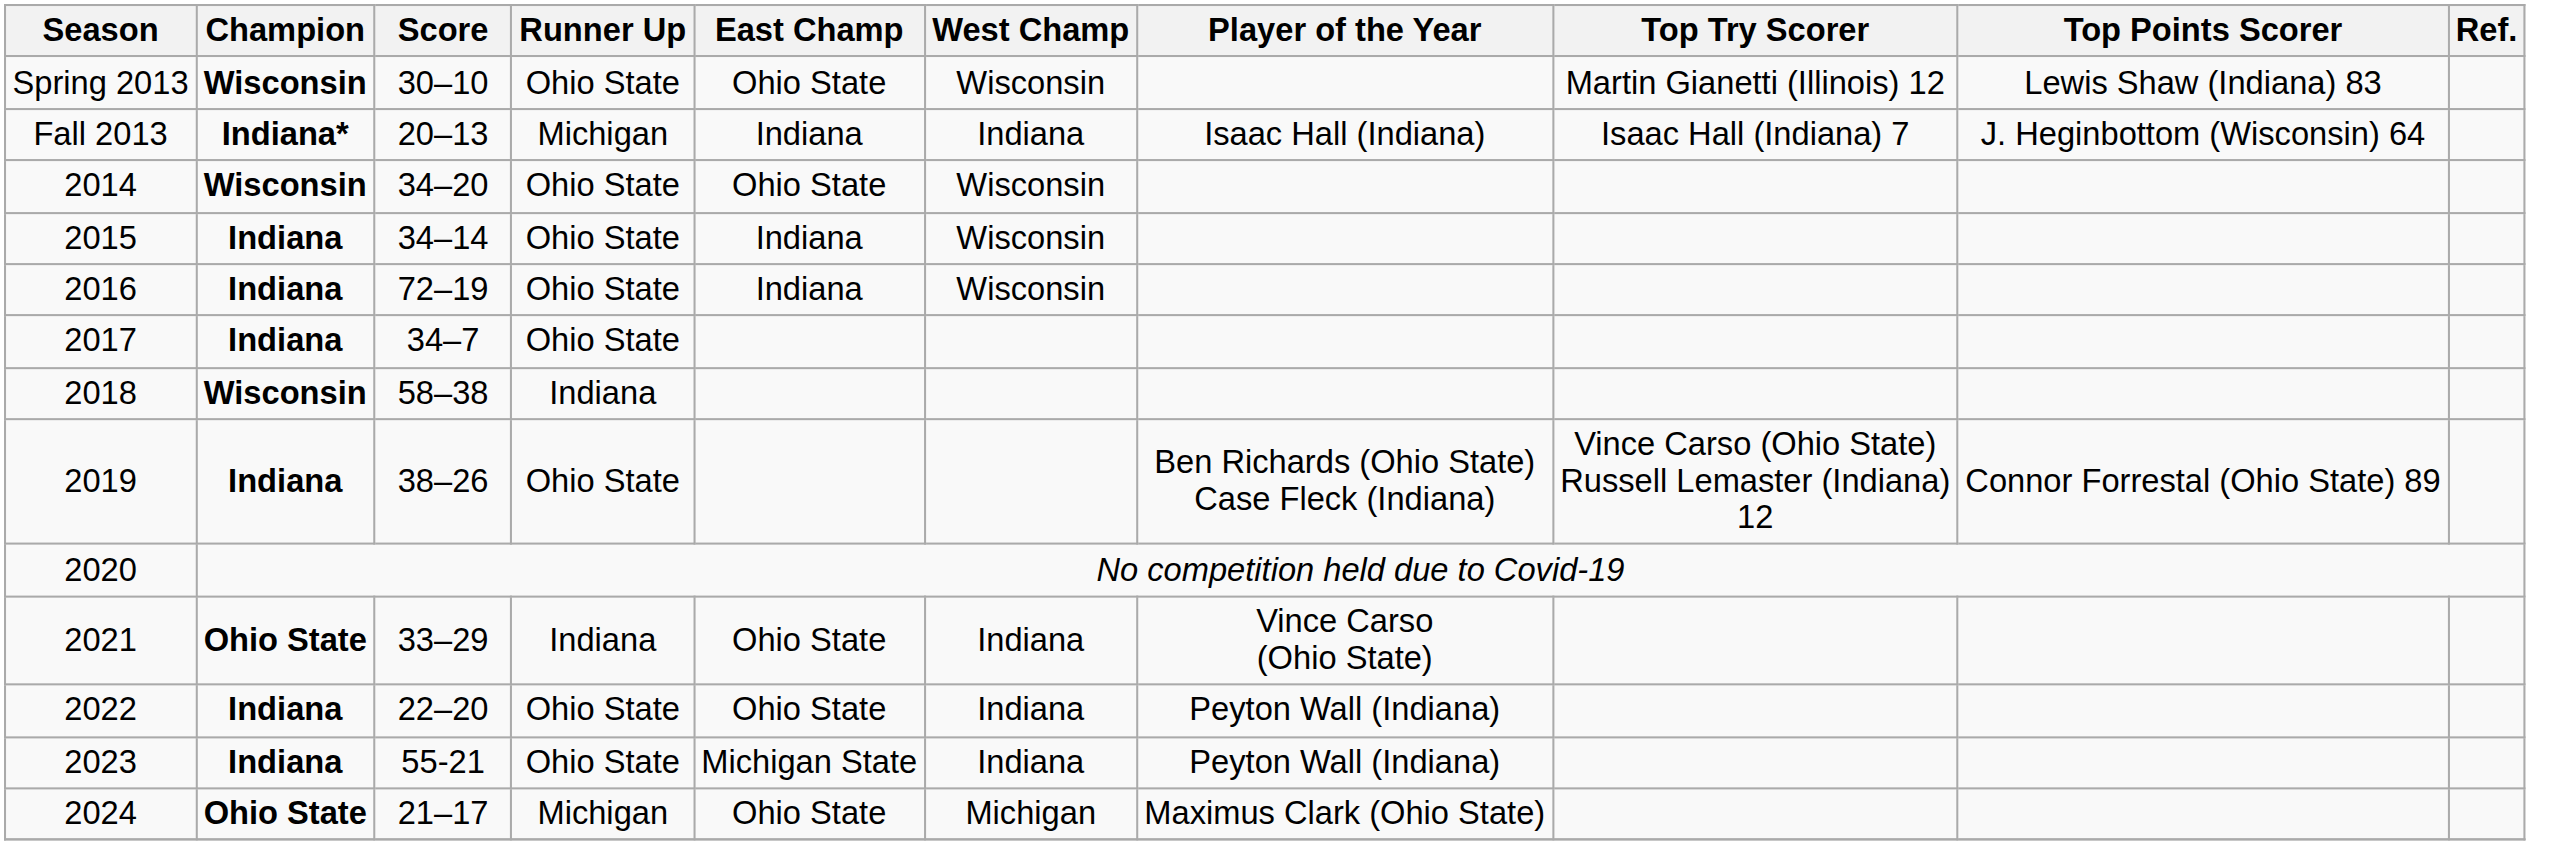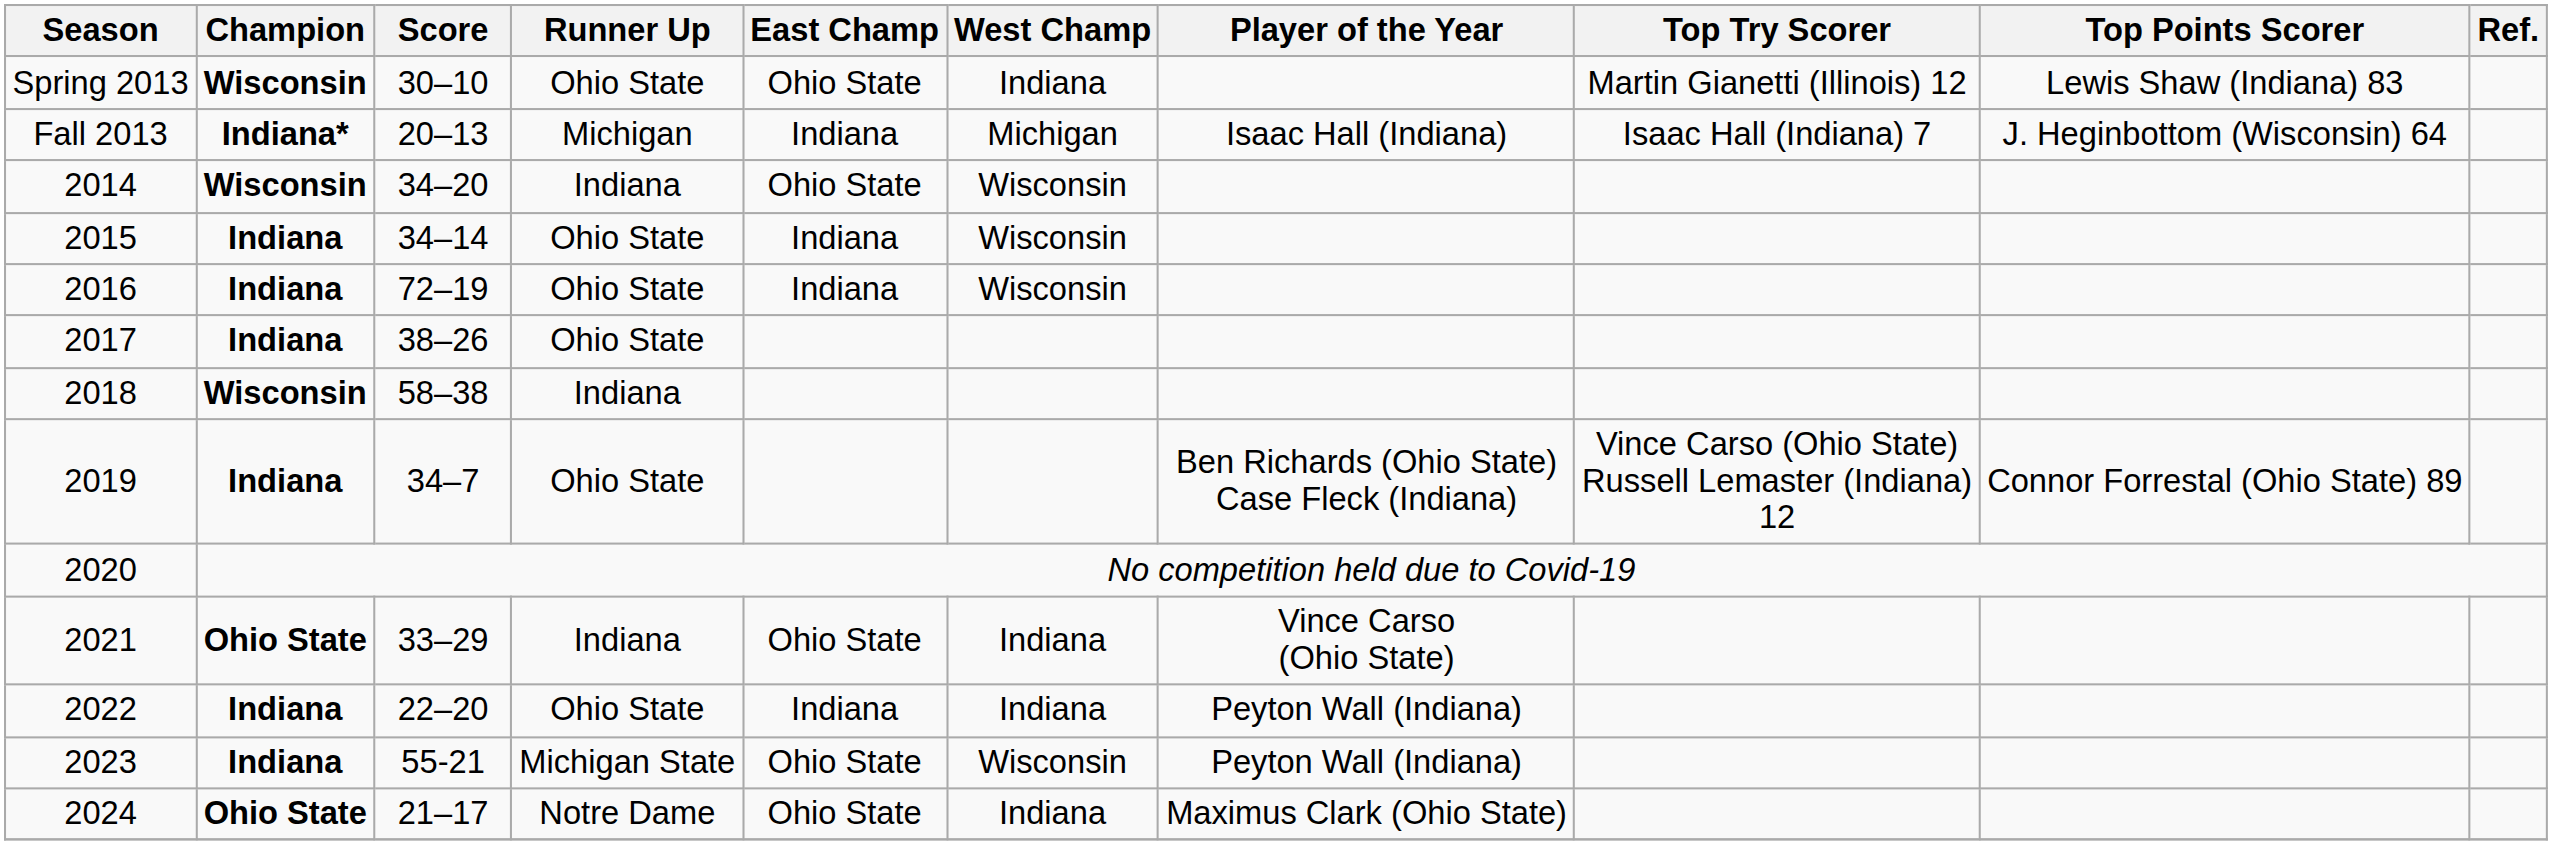(1031, 82) Wisconsin -> (1053, 82) Indiana
(1031, 133) Indiana -> (1053, 133) Michigan
(603, 185) Ohio State -> (627, 185) Indiana
(443, 340) 34–7 -> (443, 340) 38–26
(443, 481) 38–26 -> (443, 481) 34–7
(809, 709) Ohio State -> (845, 709) Indiana
(603, 761) Ohio State -> (627, 761) Michigan State
(809, 761) Michigan State -> (845, 761) Ohio State
(1031, 761) Indiana -> (1053, 761) Wisconsin
(603, 813) Michigan -> (627, 813) Notre Dame
(1031, 813) Michigan -> (1053, 813) Indiana
